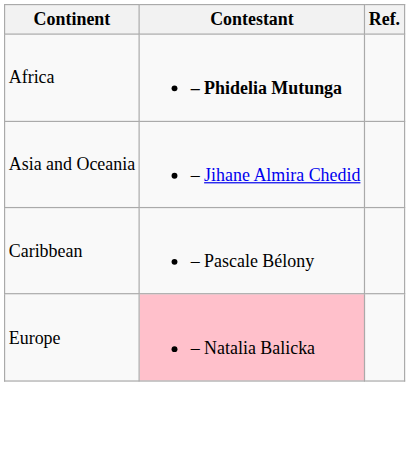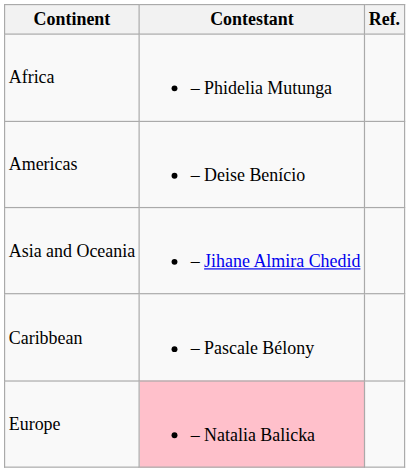(252, 88) bold -> (252, 88) normal
+ row: (43, 164)
